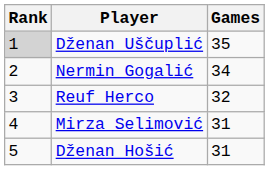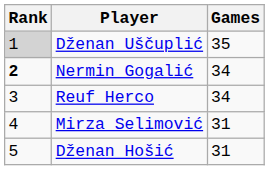(13, 71) normal -> (13, 71) bold
(221, 98) 32 -> (221, 98) 34
